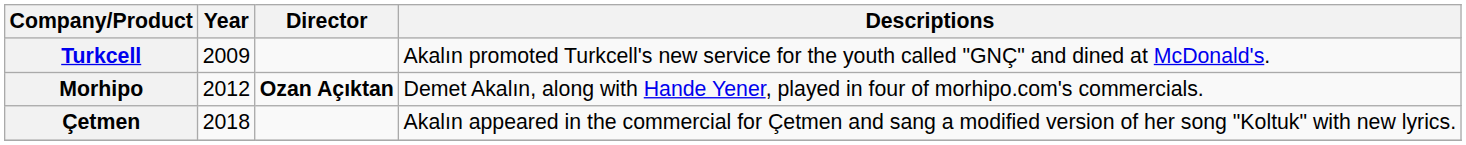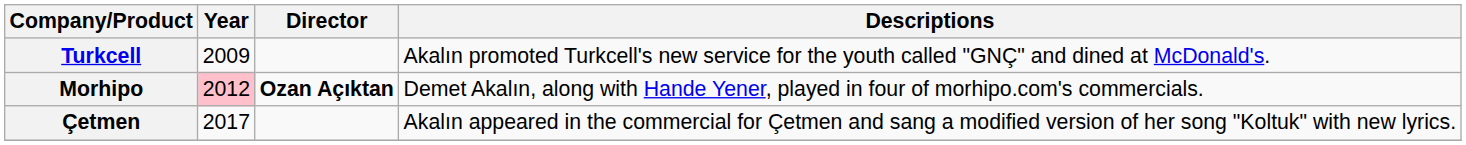(226, 88) no background -> (226, 88) pink background
(226, 122) 2018 -> (226, 122) 2017
